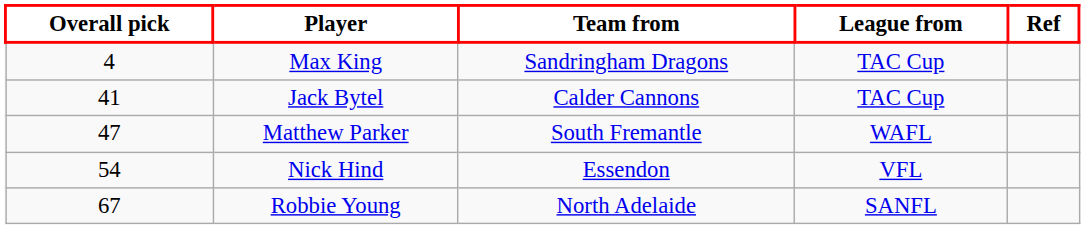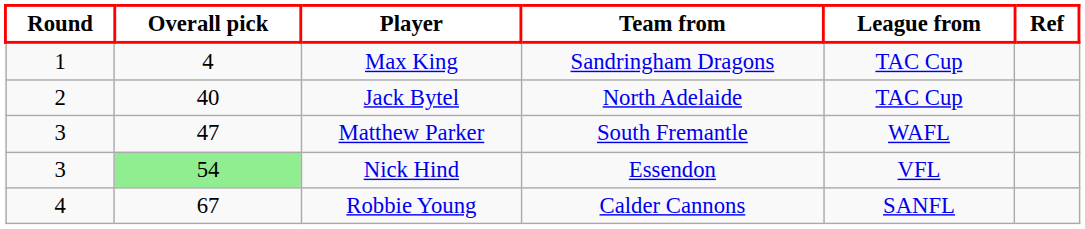+ column: (60, 23)
(109, 97) 41 -> (208, 97) 40
(626, 97) Calder Cannons -> (672, 97) North Adelaide
(109, 169) no background -> (208, 169) lightgreen background
(626, 205) North Adelaide -> (672, 205) Calder Cannons
